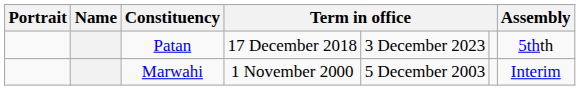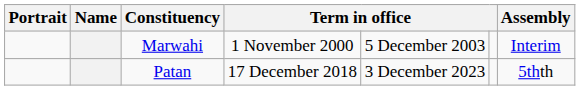rows swapped: (172, 71) <-> (172, 44)
